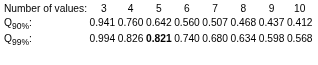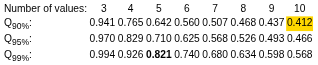(131, 22) 0.760 -> (131, 22) 0.765
(300, 22) no background -> (300, 22) gold background
+ row: (18, 40)
(131, 39) 0.826 -> (131, 55) 0.926
